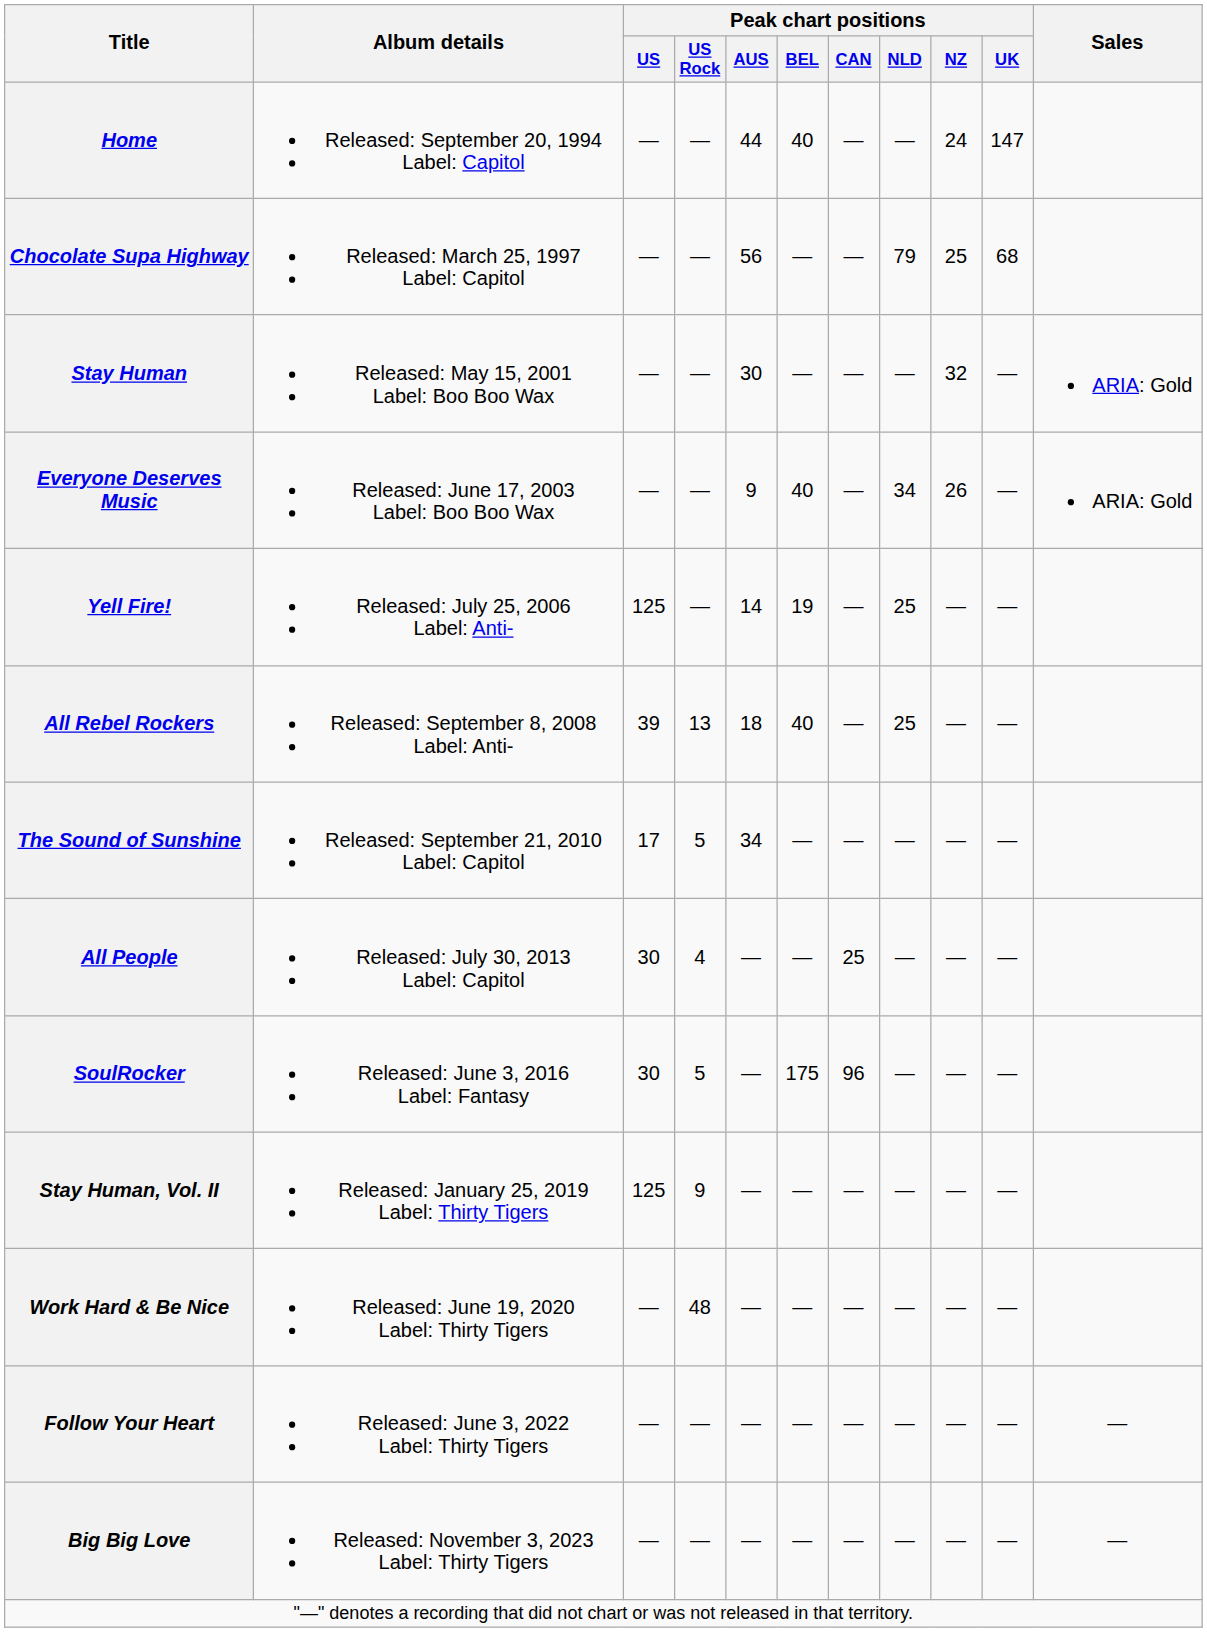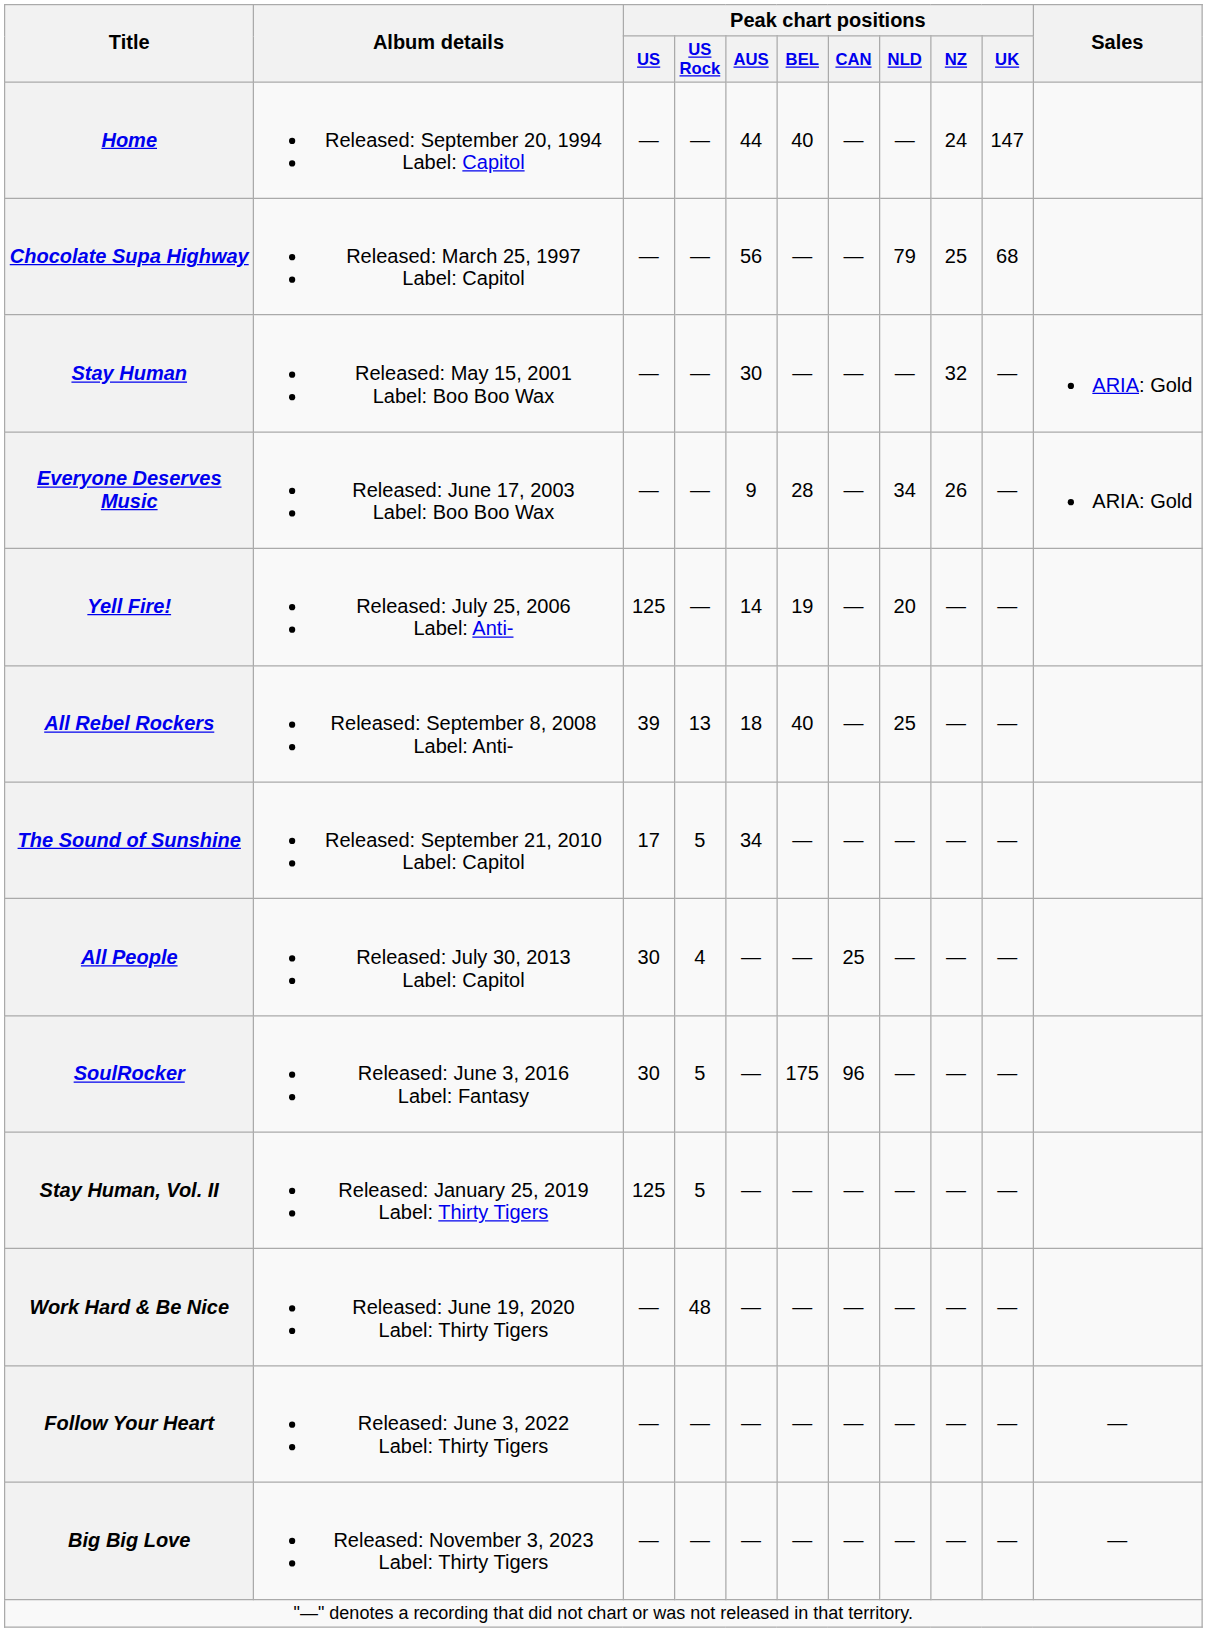(802, 490) 40 -> (802, 490) 28
(905, 606) 25 -> (905, 606) 20
(700, 1190) 9 -> (700, 1190) 5
